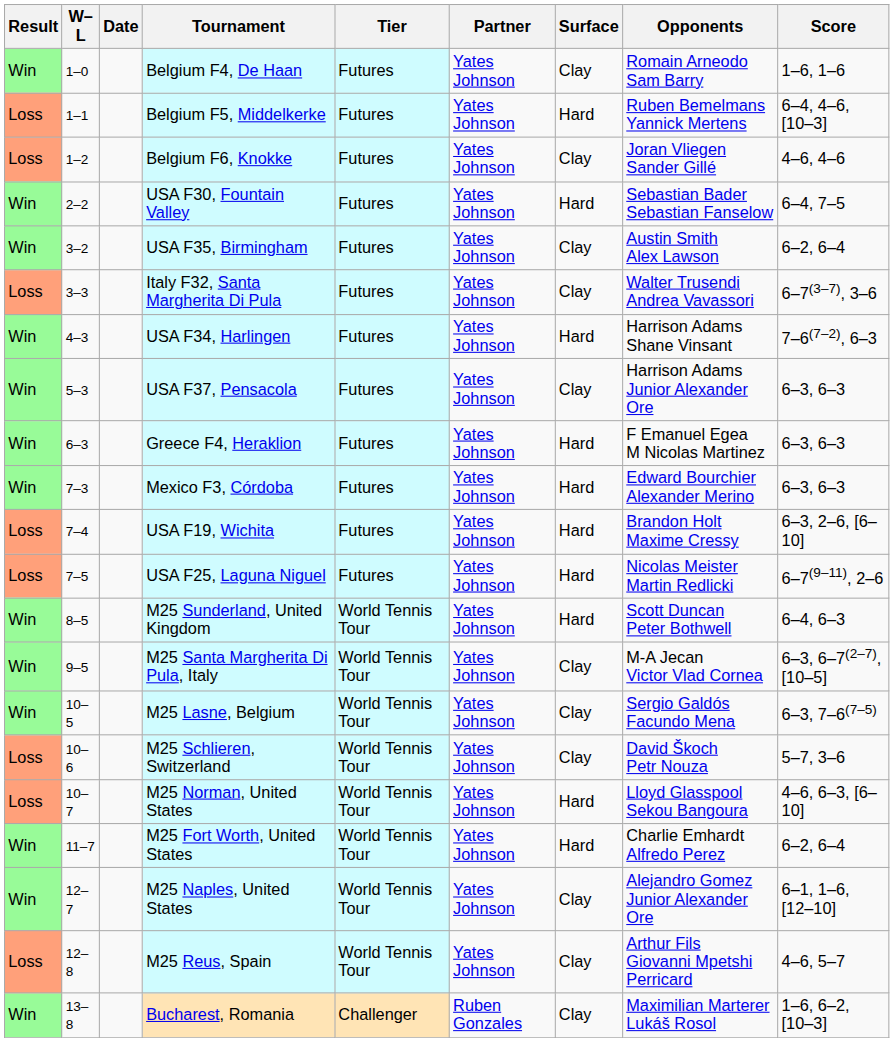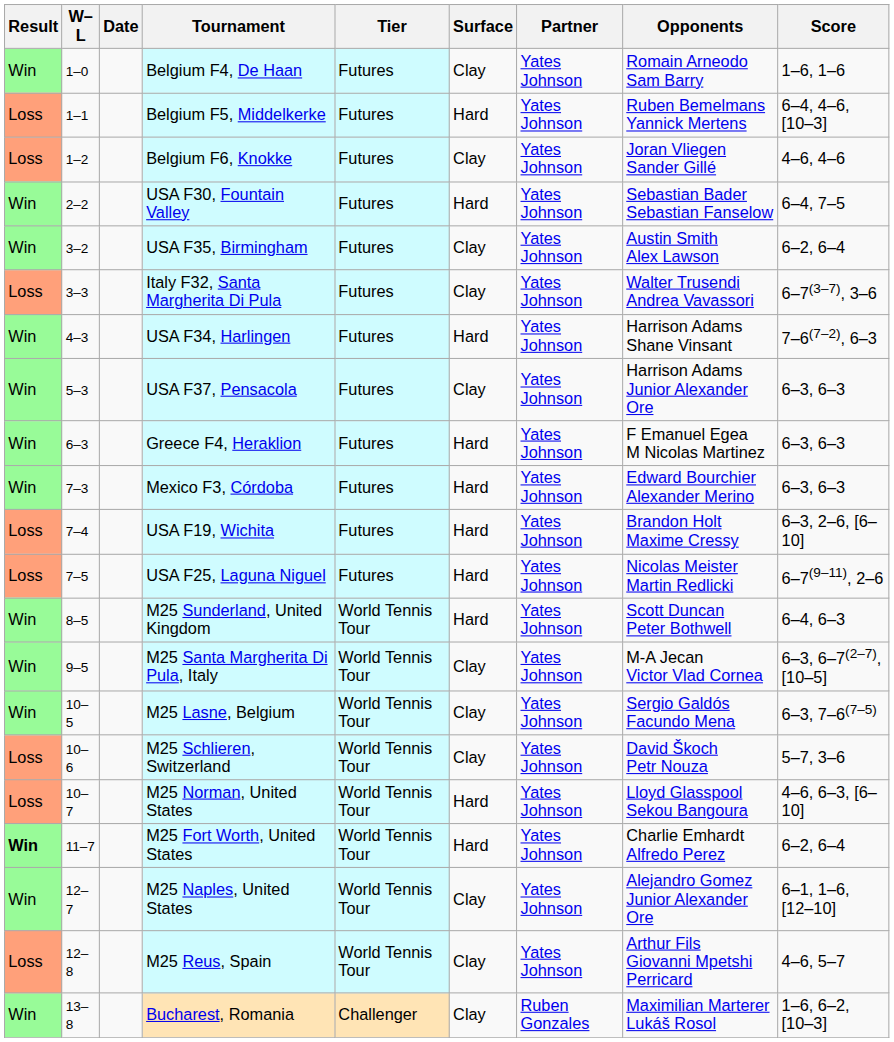columns swapped: (589, 26) <-> (502, 26)
(22, 845) normal -> (23, 845) bold
